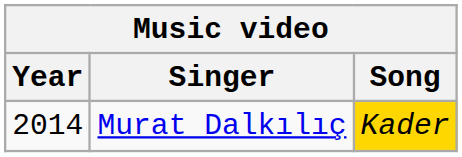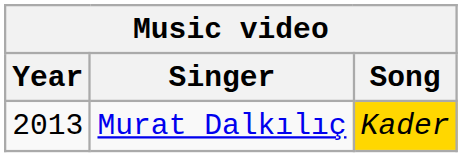(48, 126) 2014 -> (48, 126) 2013
